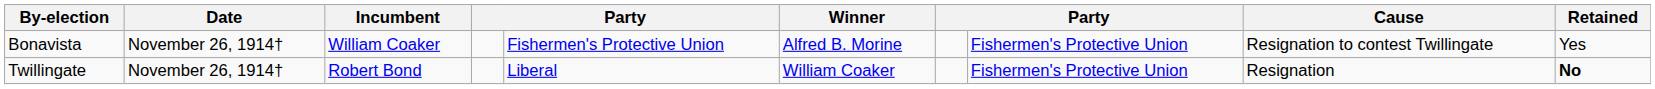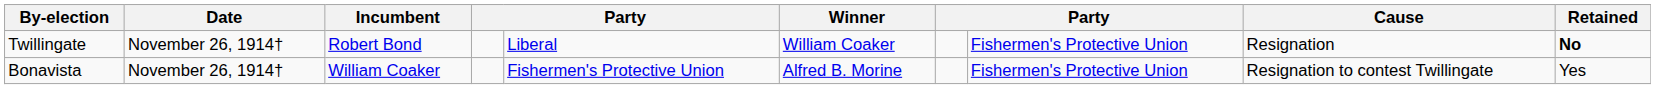rows swapped: (47, 70) <-> (45, 44)
